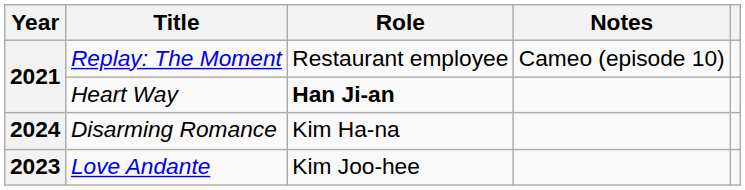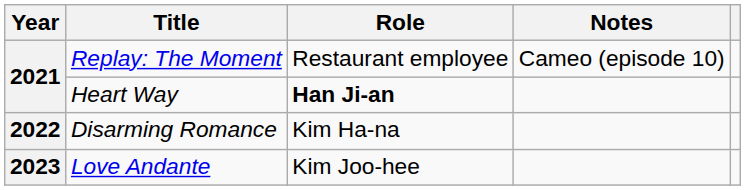(35, 130) 2024 -> (35, 130) 2022
